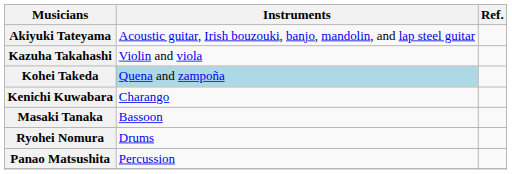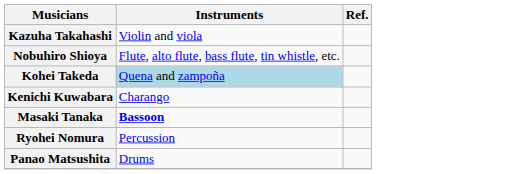- row: (60, 35)
+ row: (60, 55)
(141, 117) normal -> (142, 117) bold
(136, 138) Drums -> (147, 138) Percussion
(147, 158) Percussion -> (136, 158) Drums
